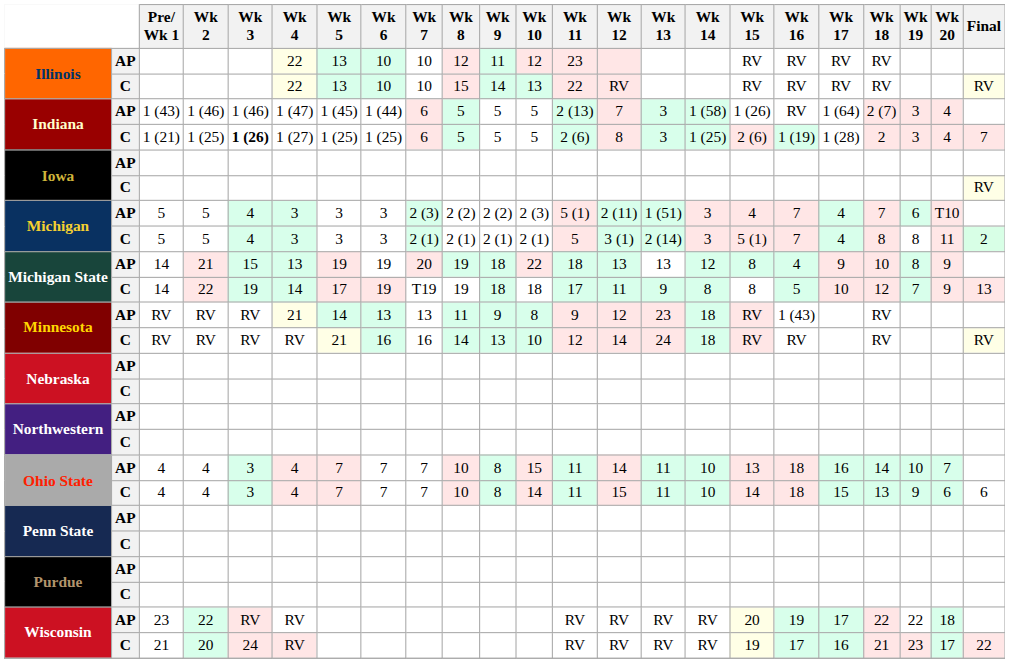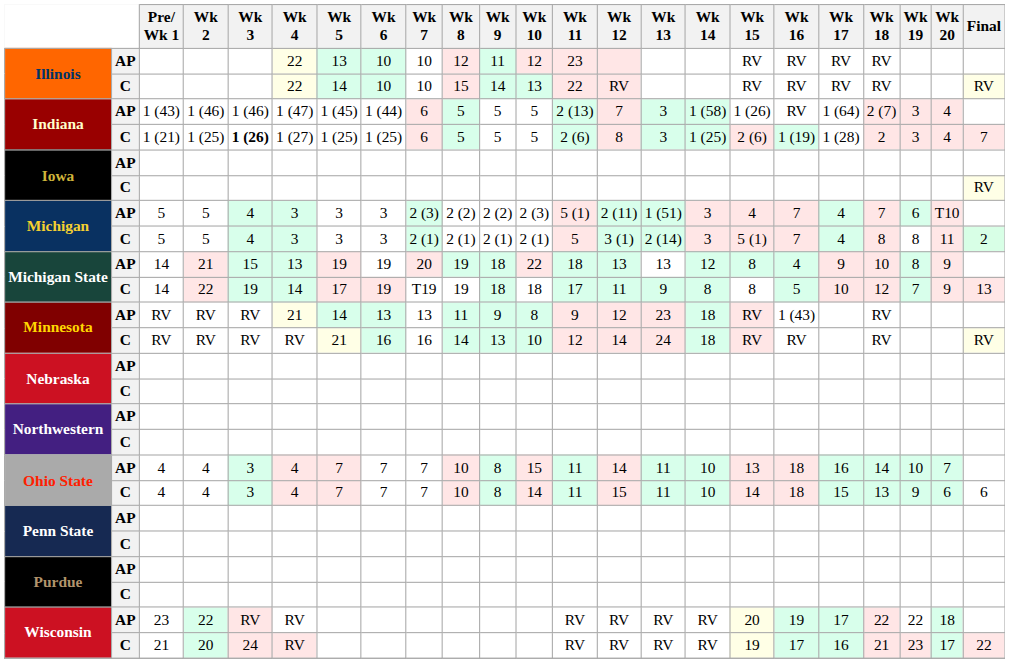(339, 86) 13 -> (339, 86) 14
